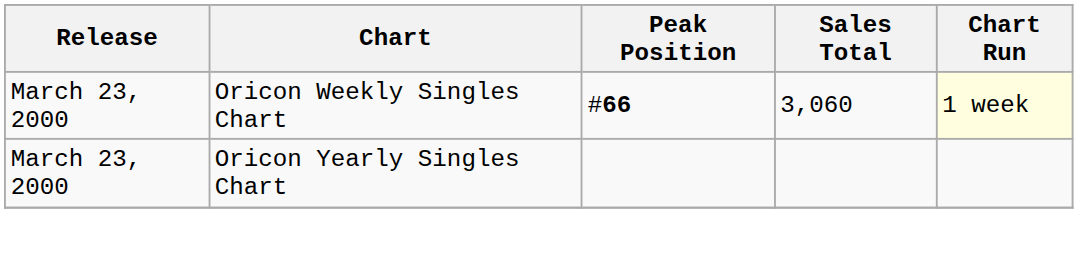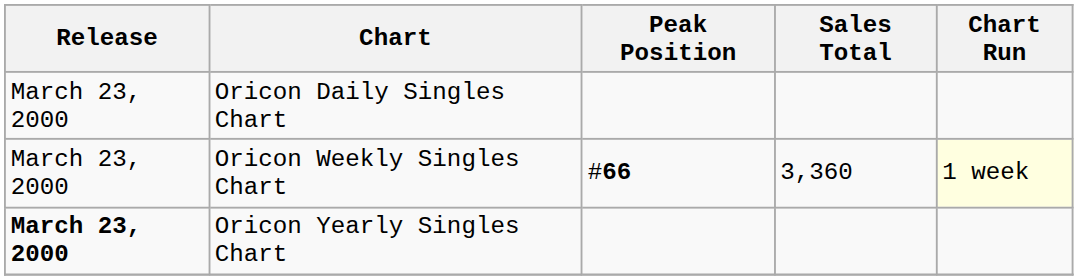+ row: (360, 106)
(816, 106) 3,060 -> (816, 173) 3,360
(76, 173) normal -> (76, 241) bold
